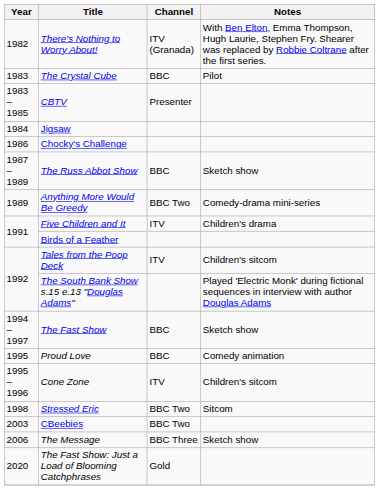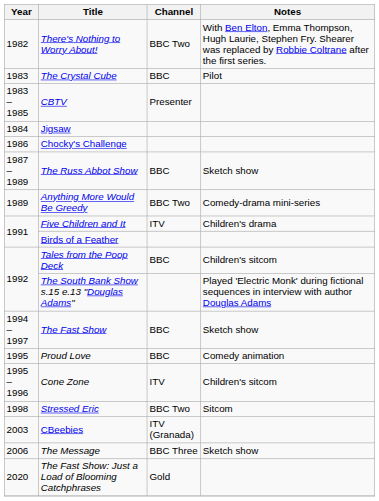(172, 44) ITV (Granada) -> (170, 44) BBC Two
(157, 260) ITV -> (160, 260) BBC
(170, 424) BBC Two -> (172, 430) ITV (Granada)
